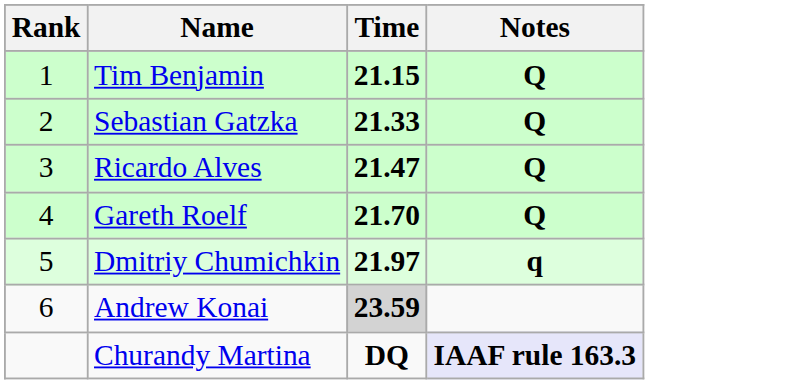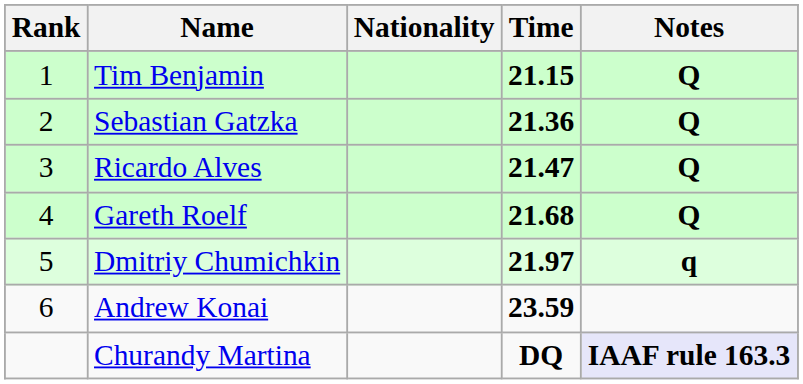+ column: (424, 27)
(387, 121) 21.33 -> (541, 121) 21.36
(387, 214) 21.70 -> (541, 214) 21.68
(387, 307) lightgrey background -> (541, 307) no background
